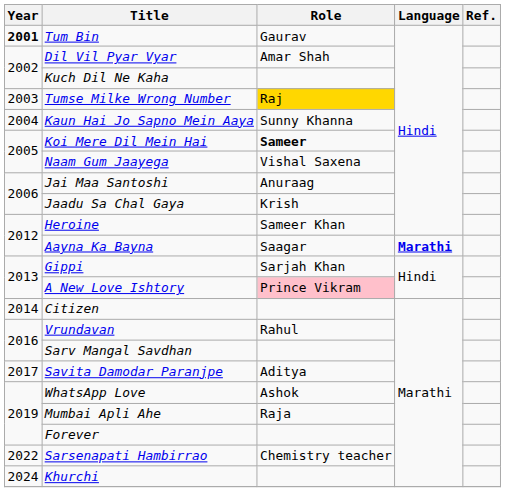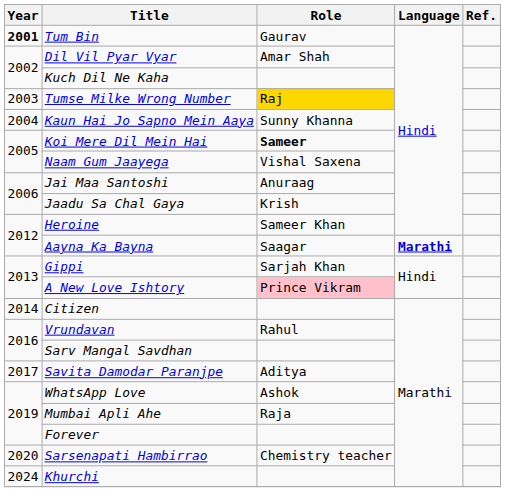(23, 455) 2022 -> (23, 455) 2020
